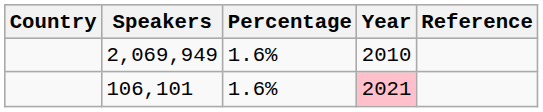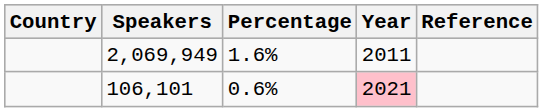(387, 55) 2010 -> (387, 55) 2011
(253, 89) 1.6% -> (253, 89) 0.6%
